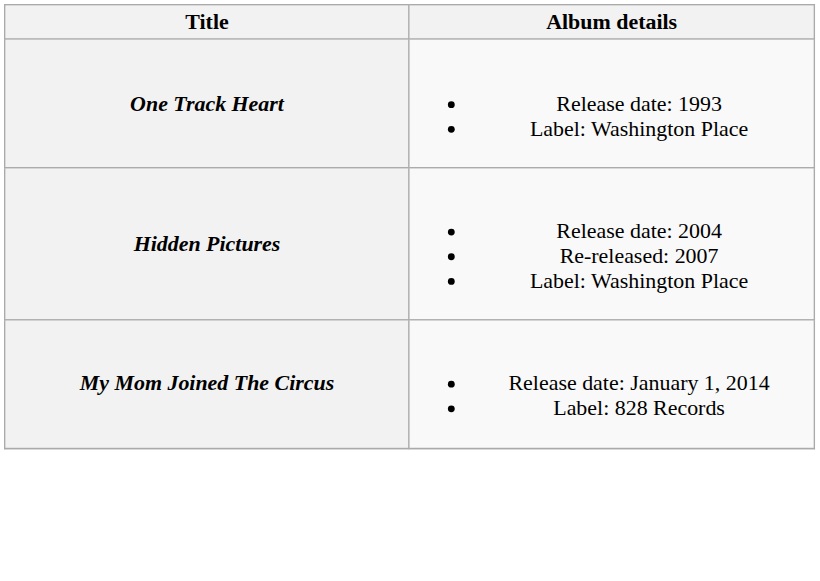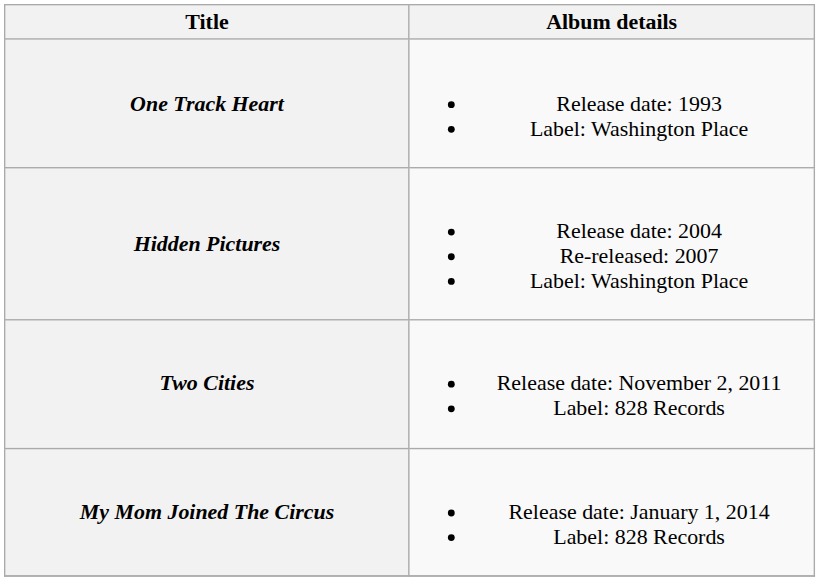+ row: (207, 383)
